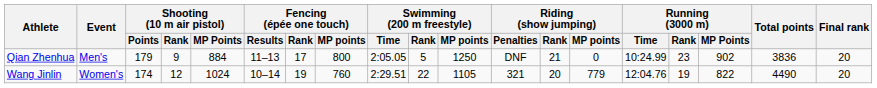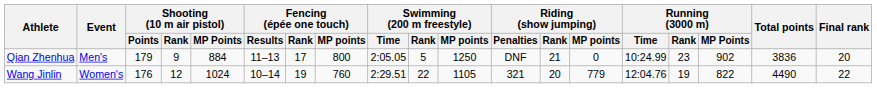(144, 75) 174 -> (144, 75) 176
(844, 75) 20 -> (844, 75) 22
